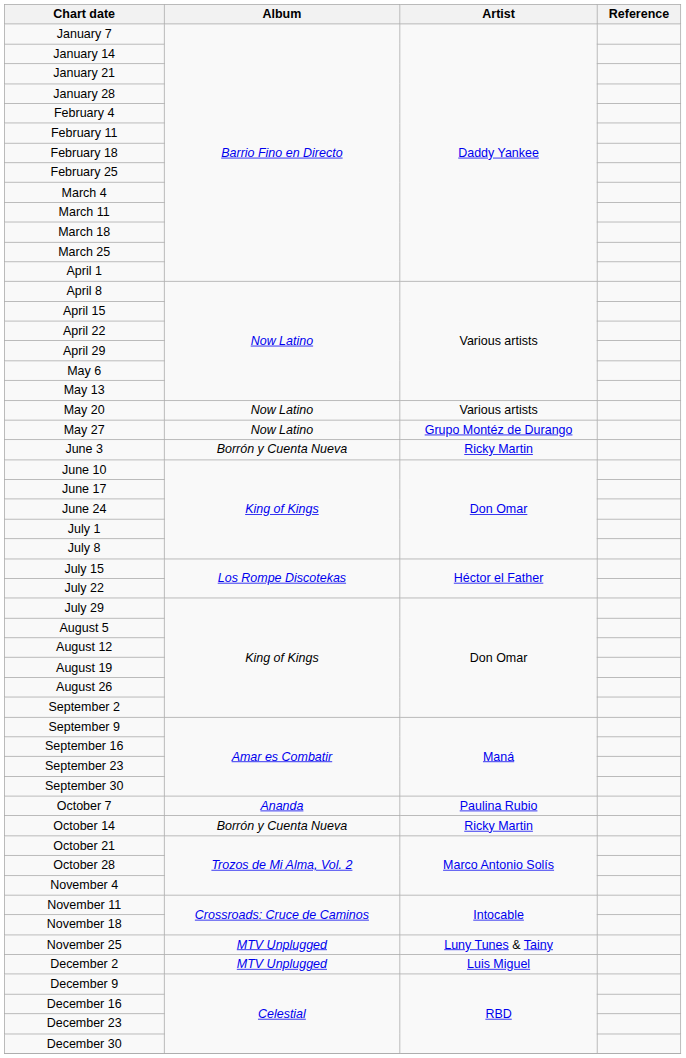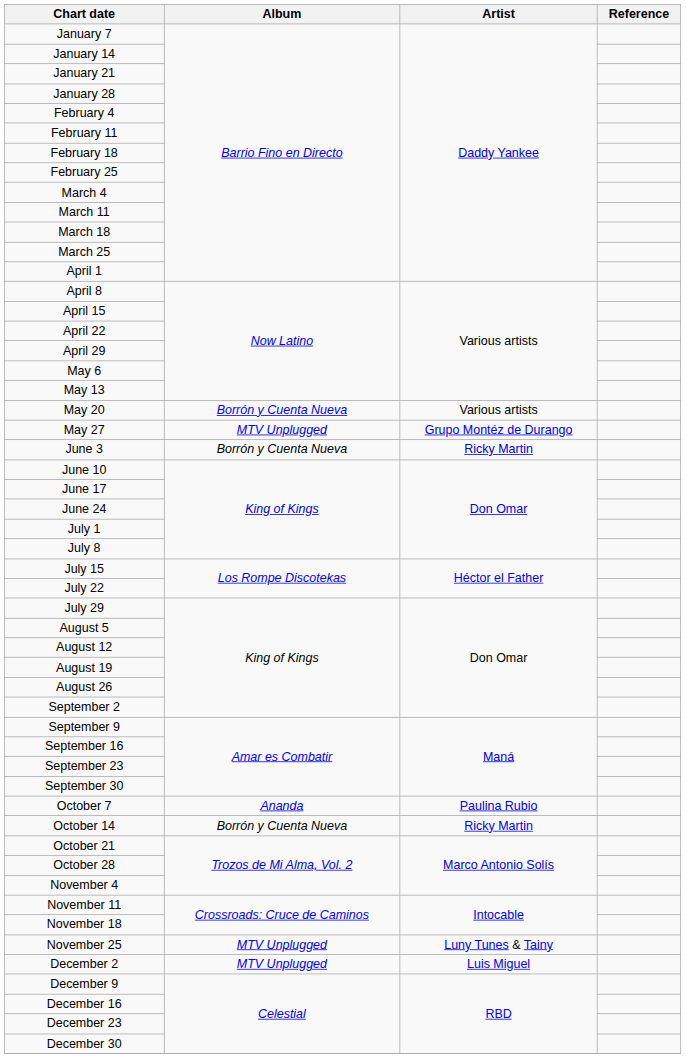(282, 410) Now Latino -> (282, 410) Borrón y Cuenta Nueva
(282, 430) Now Latino -> (282, 430) MTV Unplugged
